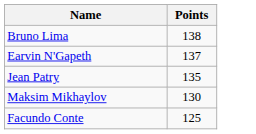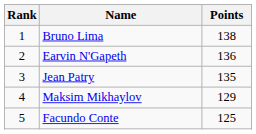+ column: (22, 15)
(192, 56) 137 -> (227, 56) 136
(192, 97) 130 -> (227, 97) 129
